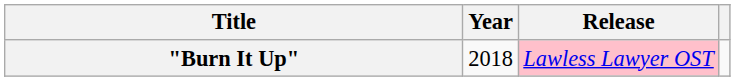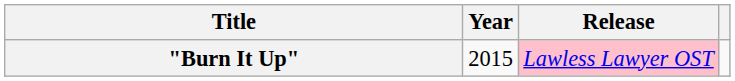(491, 57) 2018 -> (491, 57) 2015
